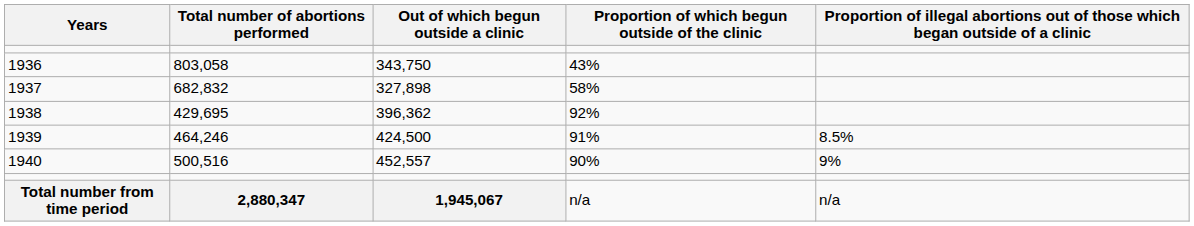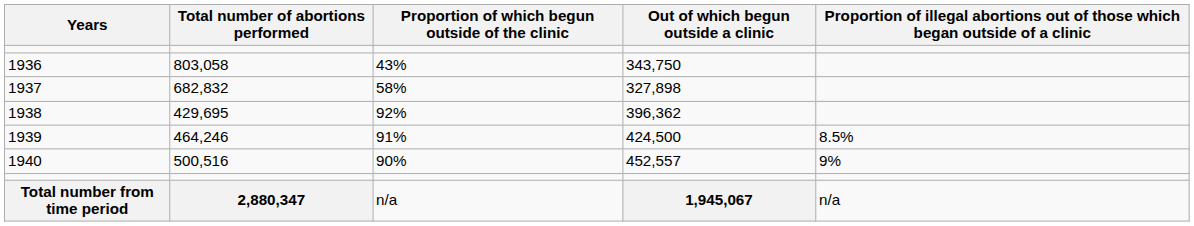columns swapped: (469, 25) <-> (691, 25)
